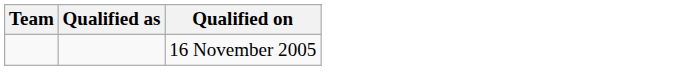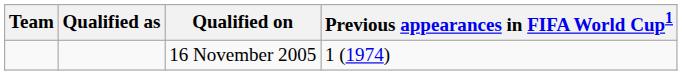+ column: (499, 22)
